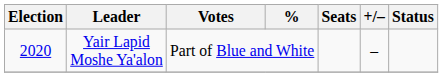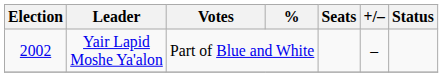(36, 50) 2020 -> (36, 50) 2002
